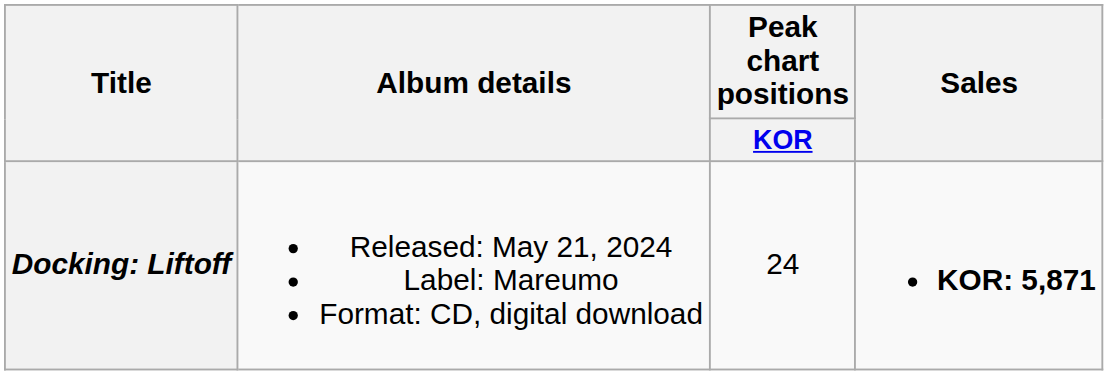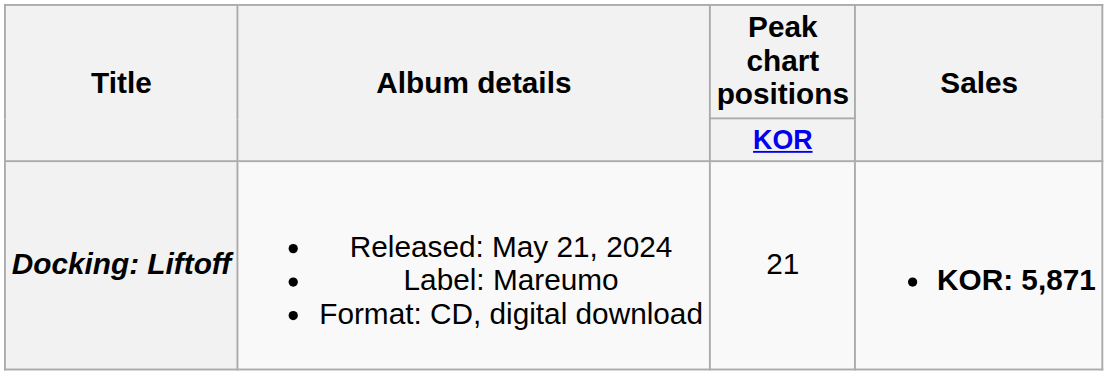(783, 264) 24 -> (783, 264) 21
